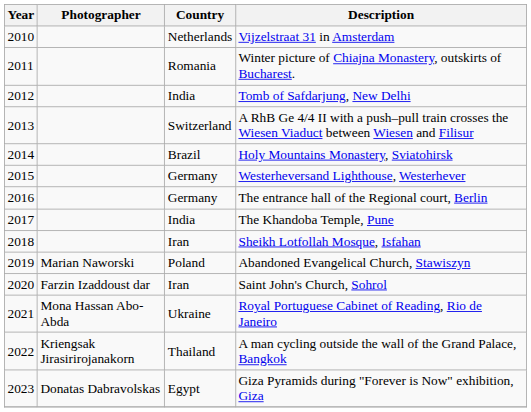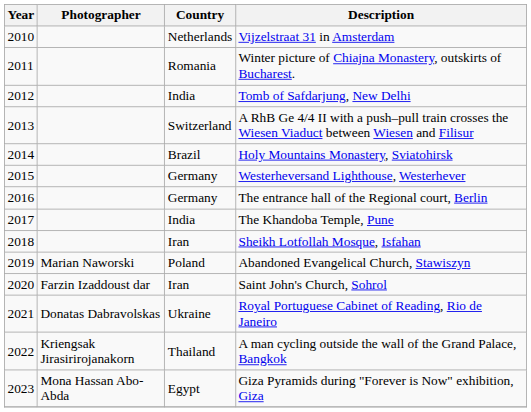(92, 313) Mona Hassan Abo-Abda -> (100, 313) Donatas Dabravolskas
(100, 387) Donatas Dabravolskas -> (92, 387) Mona Hassan Abo-Abda
